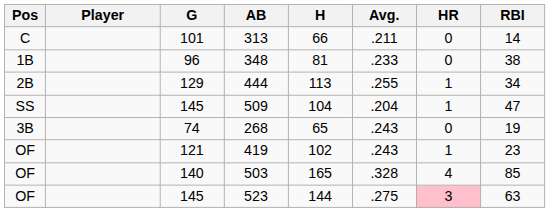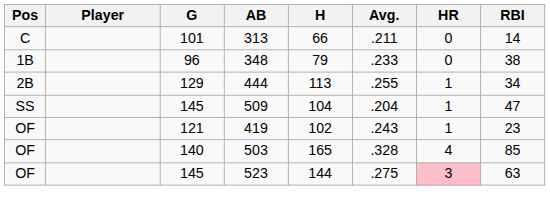(320, 60) 81 -> (320, 60) 79
- row: (256, 128)
